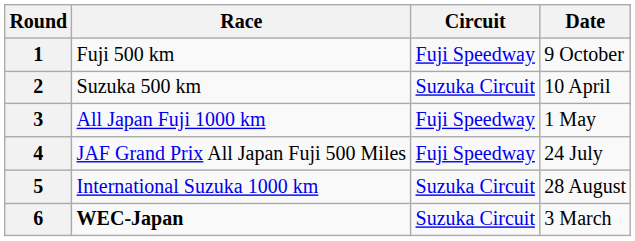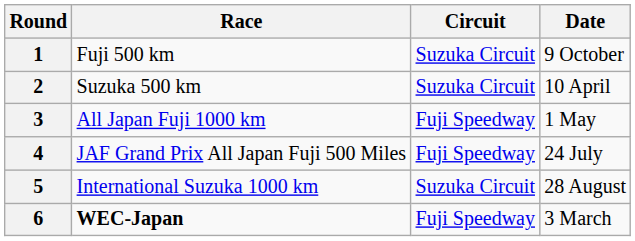(475, 54) Fuji Speedway -> (475, 54) Suzuka Circuit
(475, 219) Suzuka Circuit -> (475, 219) Fuji Speedway
